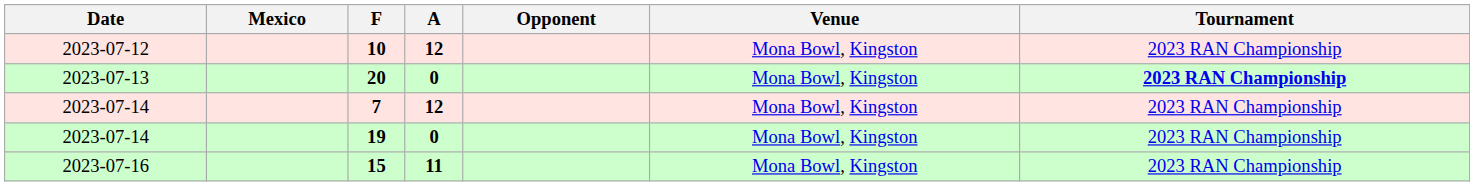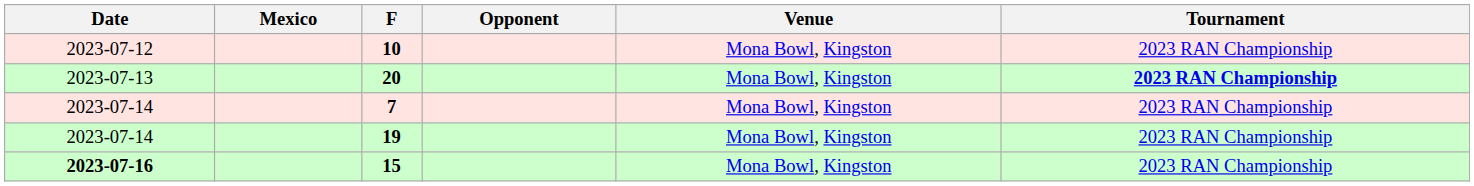- column: (434, 19)
(106, 166) normal -> (110, 166) bold
